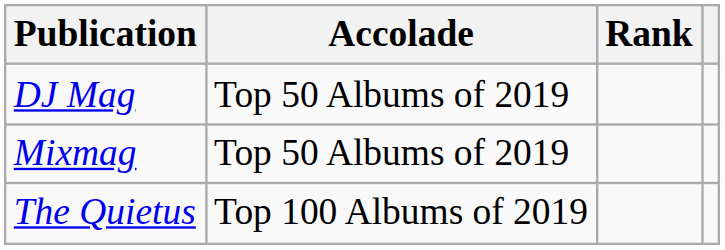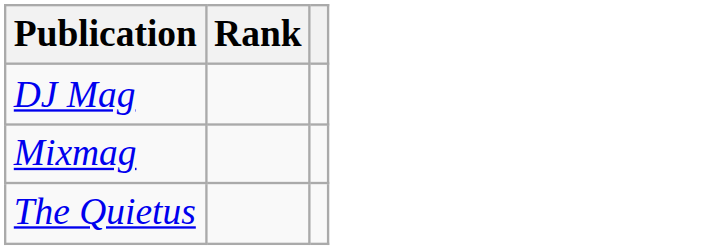- column: (401, 34)
